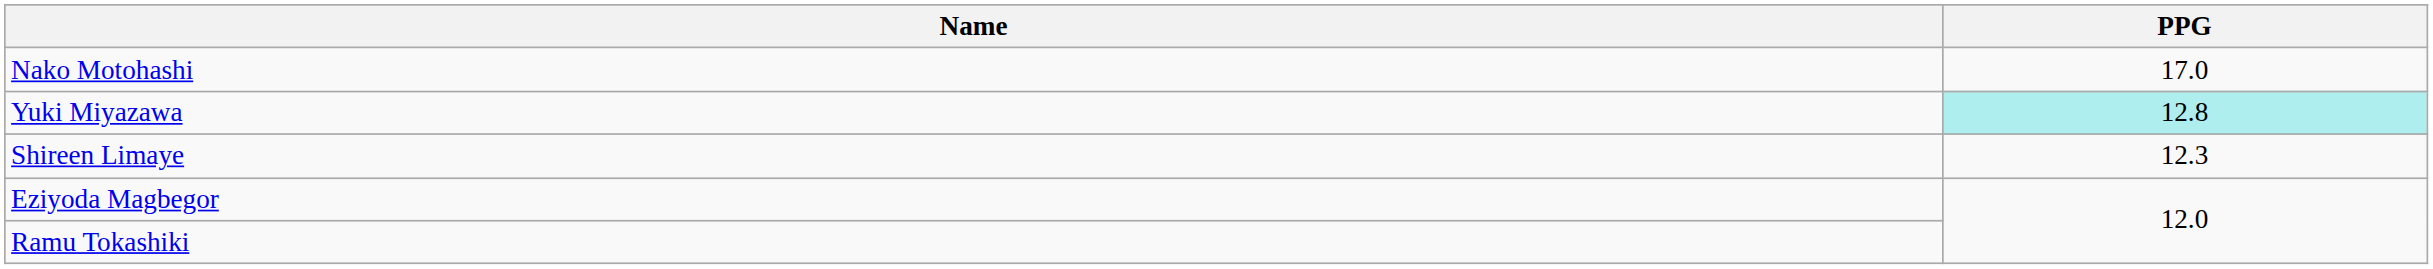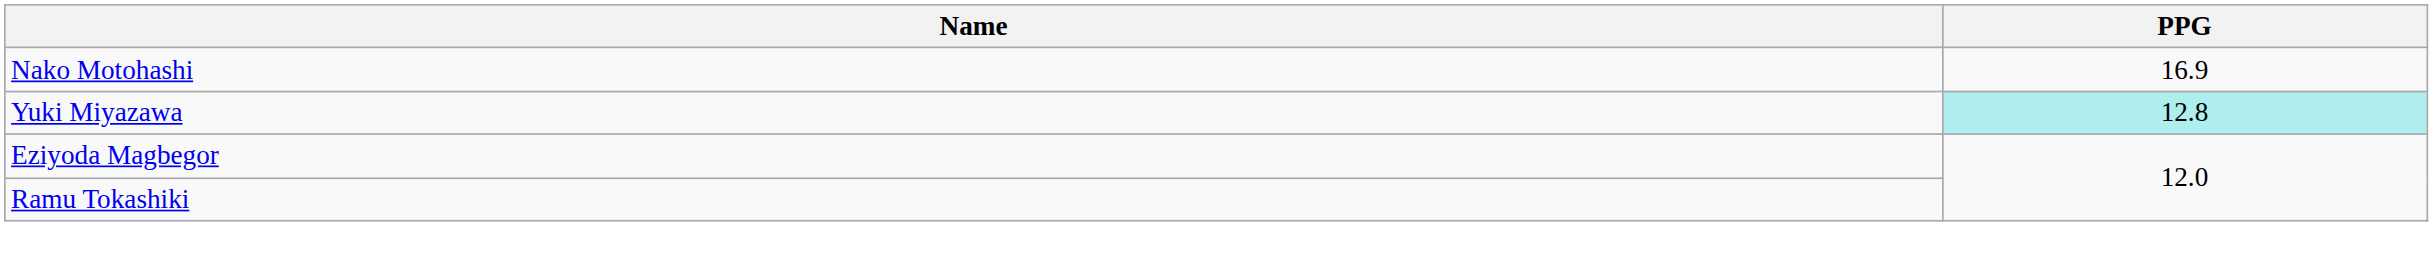(2184, 69) 17.0 -> (2184, 69) 16.9
- row: (98, 155)
